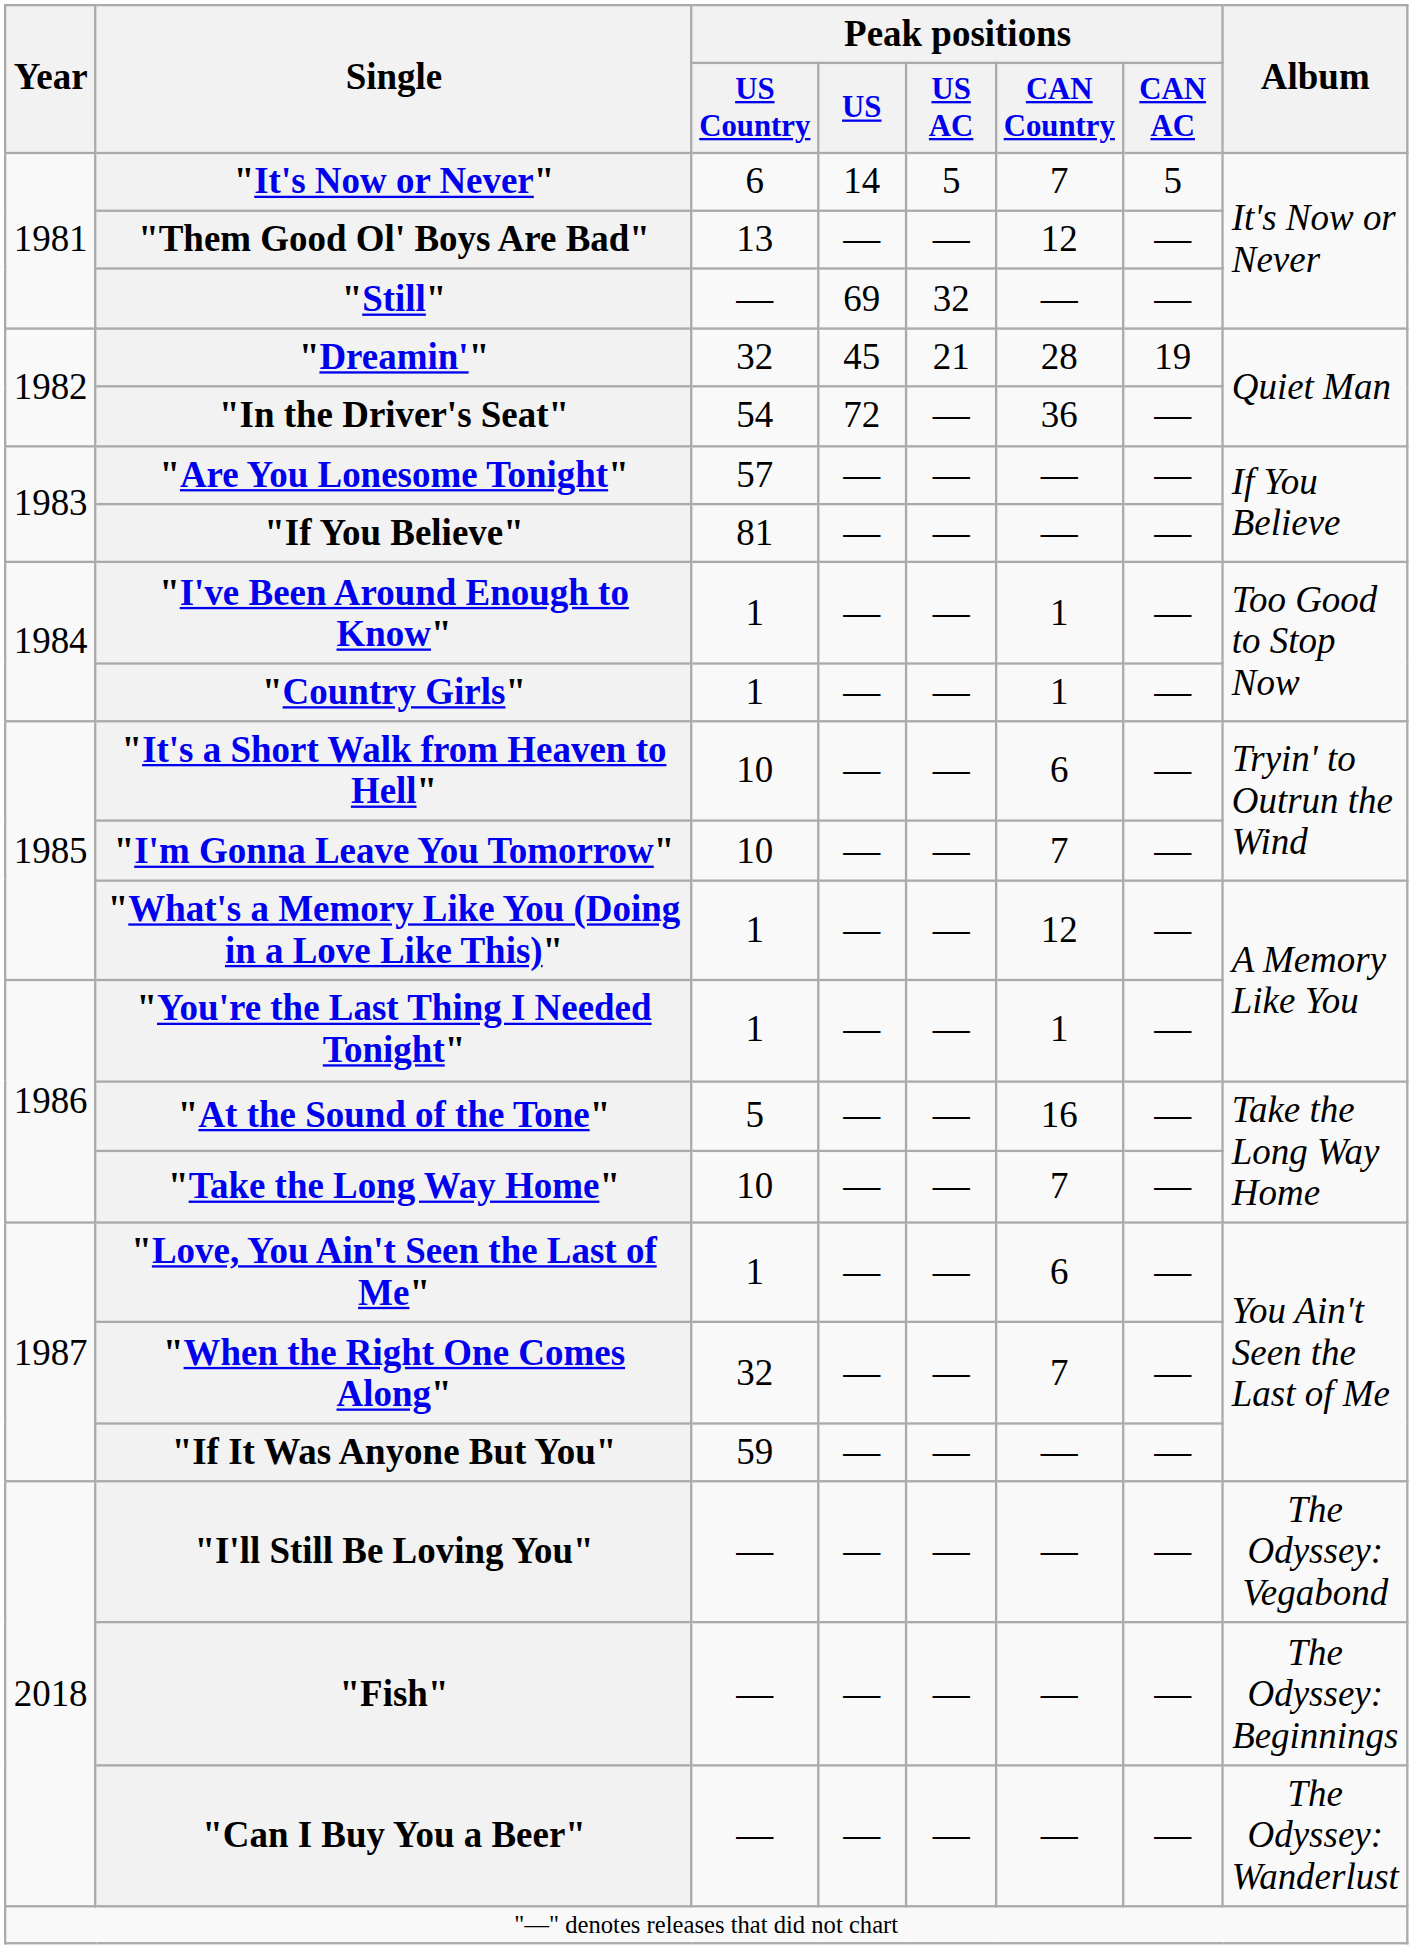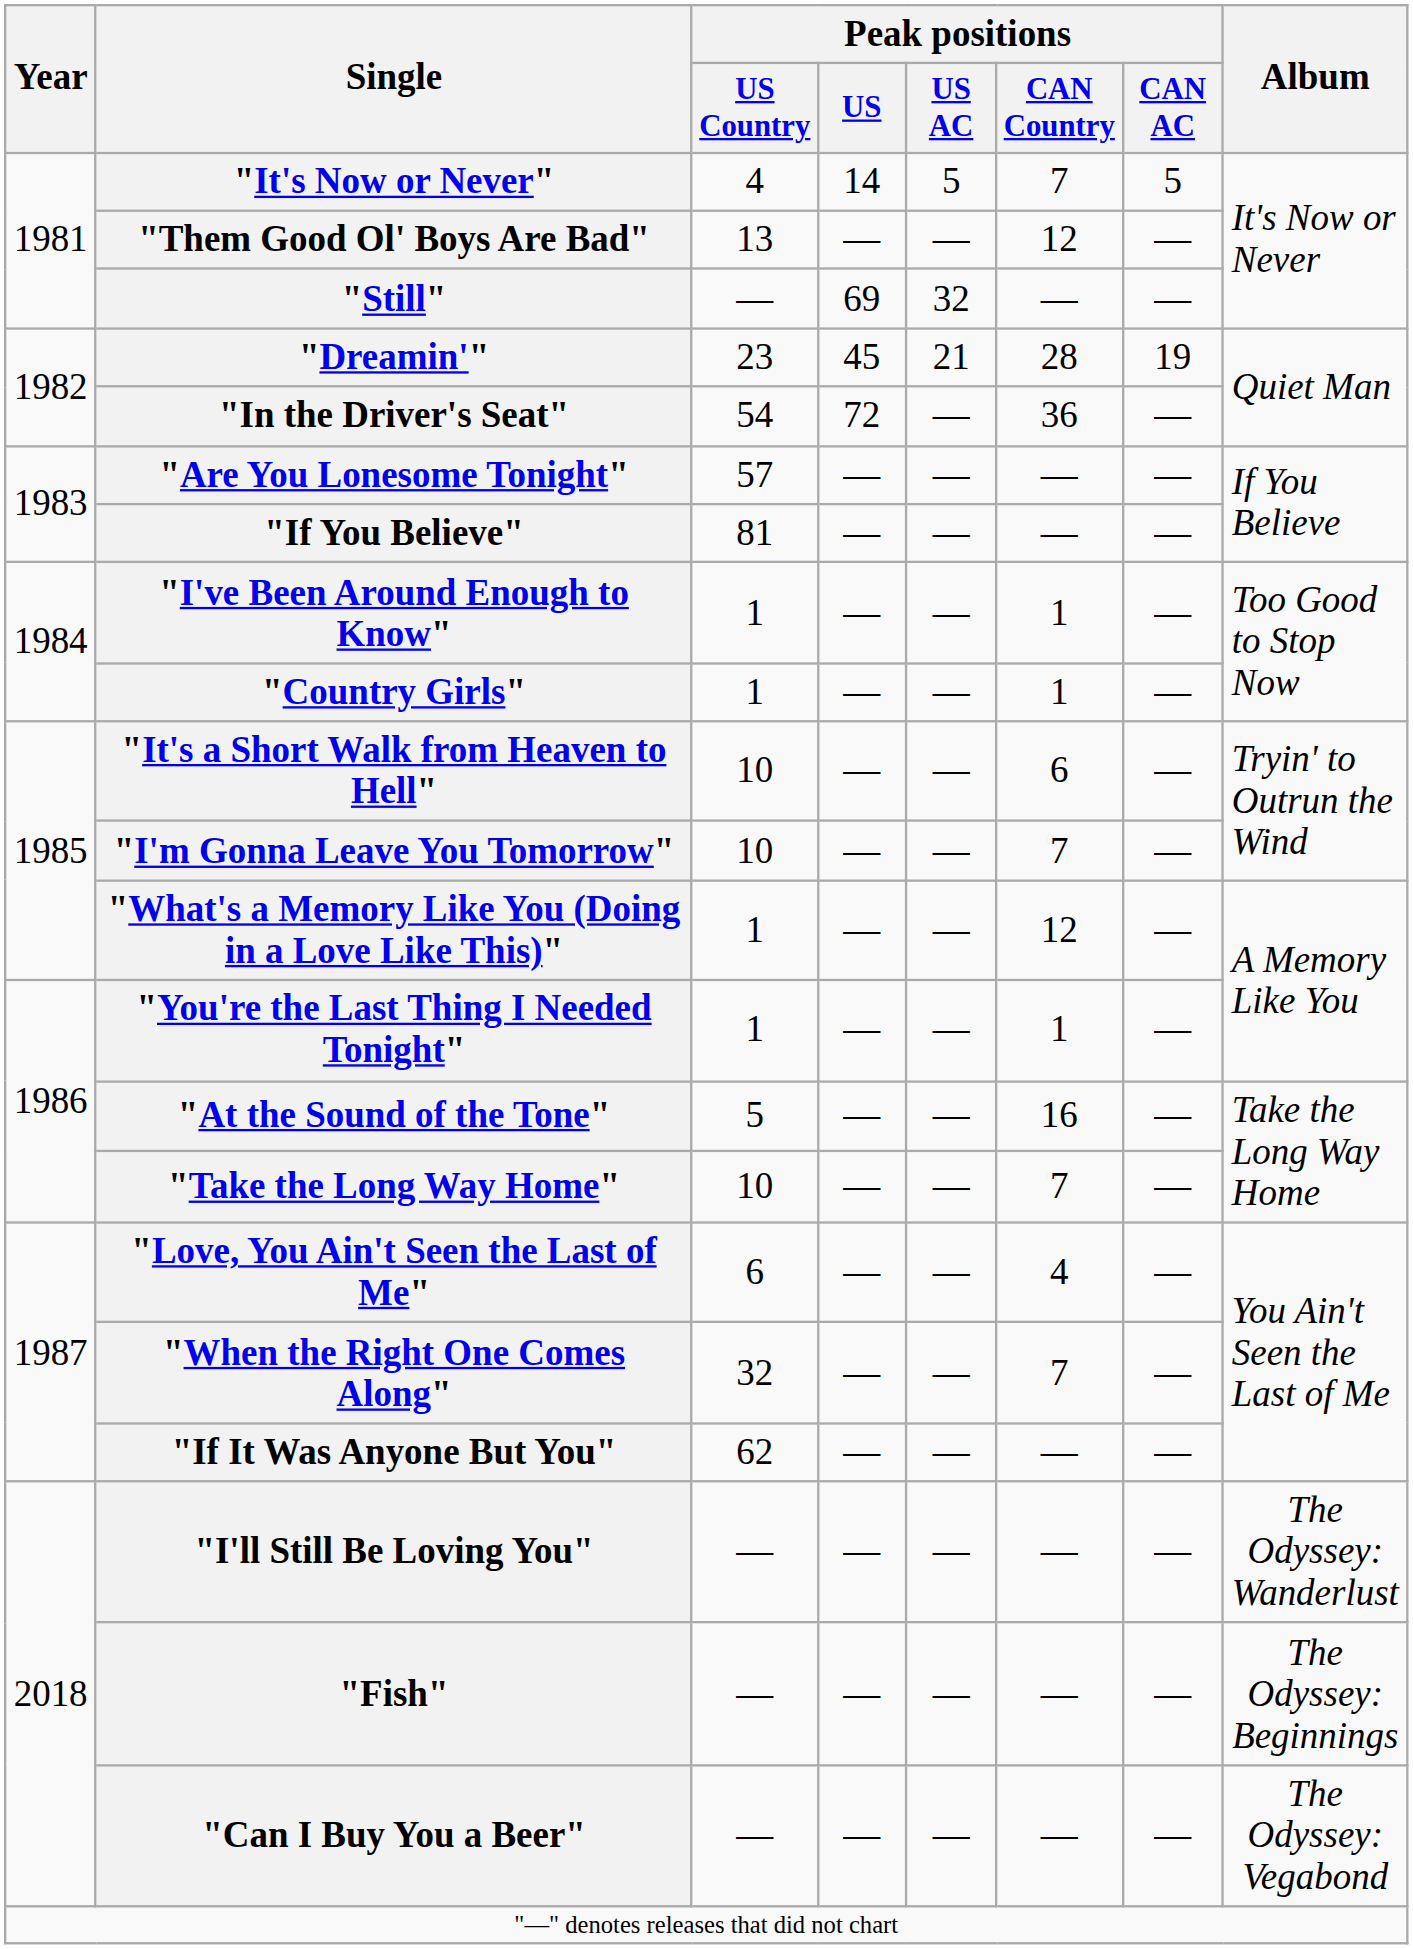(755, 180) 6 -> (755, 180) 4
(755, 356) 32 -> (755, 356) 23
(755, 1271) 1 -> (755, 1271) 6
(1059, 1271) 6 -> (1059, 1271) 4
(755, 1451) 59 -> (755, 1451) 62
(1315, 1551) The Odyssey: Vegabond -> (1315, 1551) The Odyssey: Wanderlust
(1315, 1835) The Odyssey: Wanderlust -> (1315, 1835) The Odyssey: Vegabond
